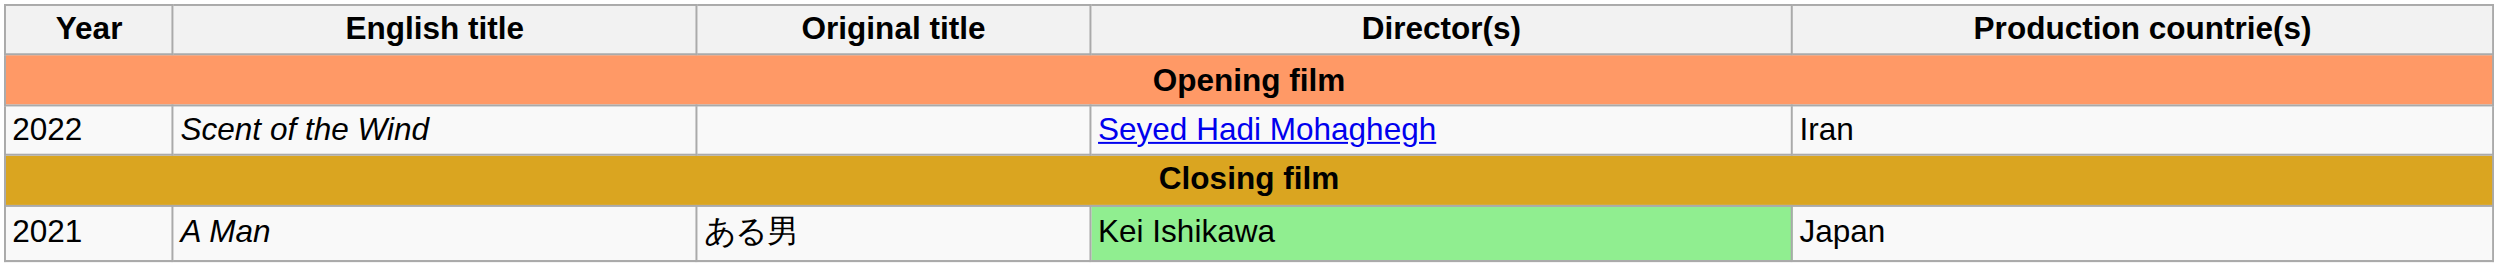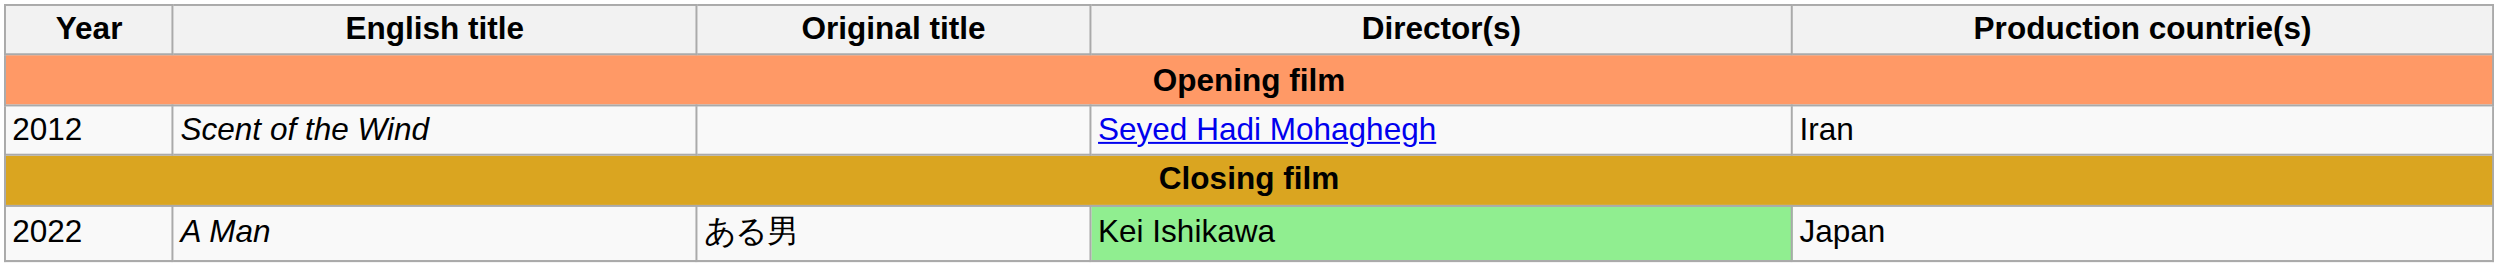(47, 129) 2022 -> (47, 129) 2012
(47, 232) 2021 -> (47, 232) 2022
